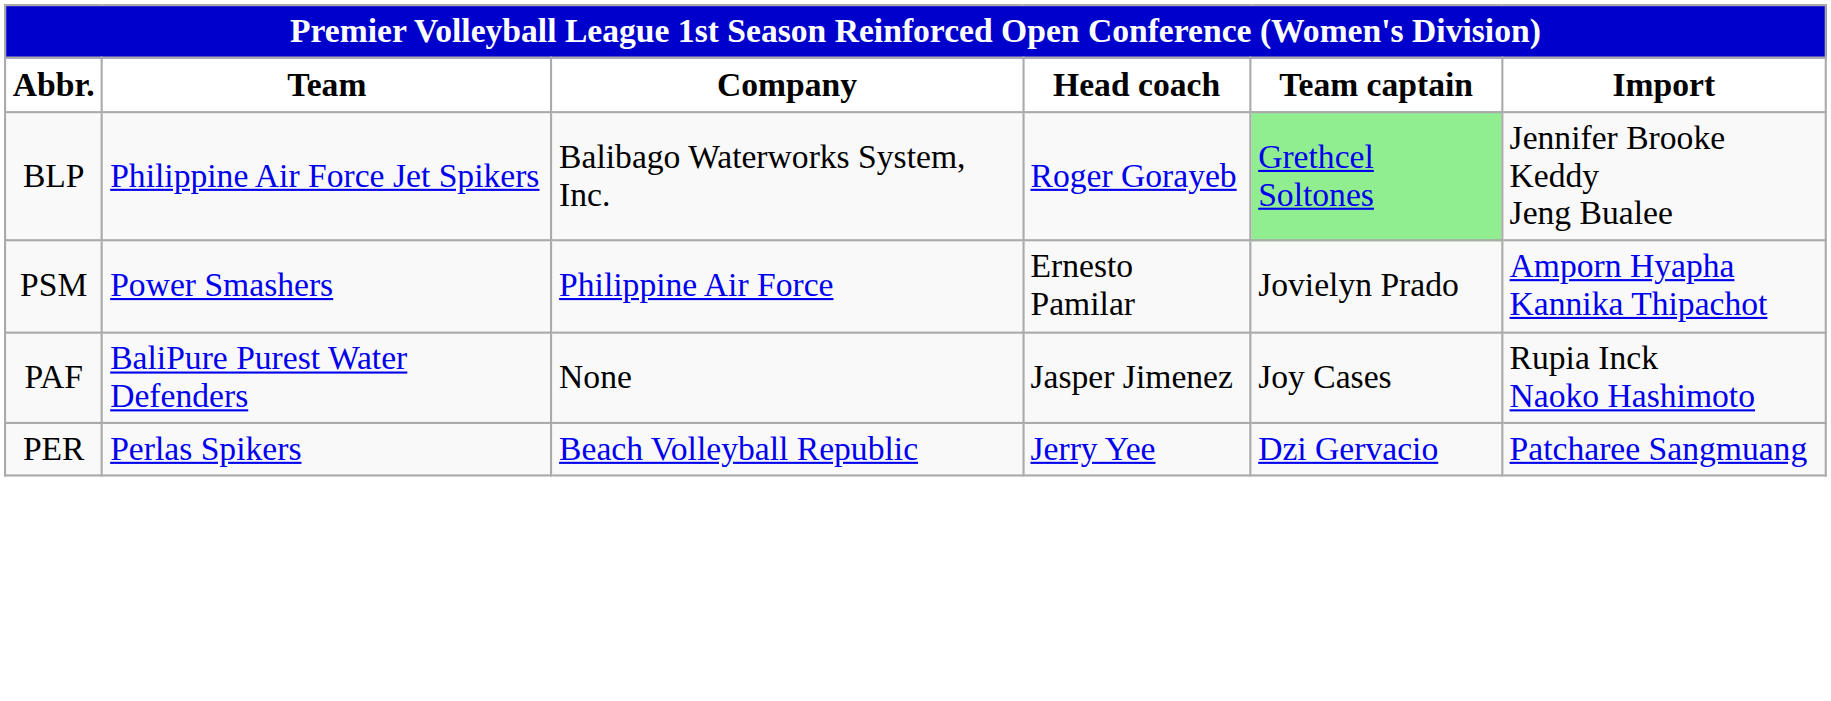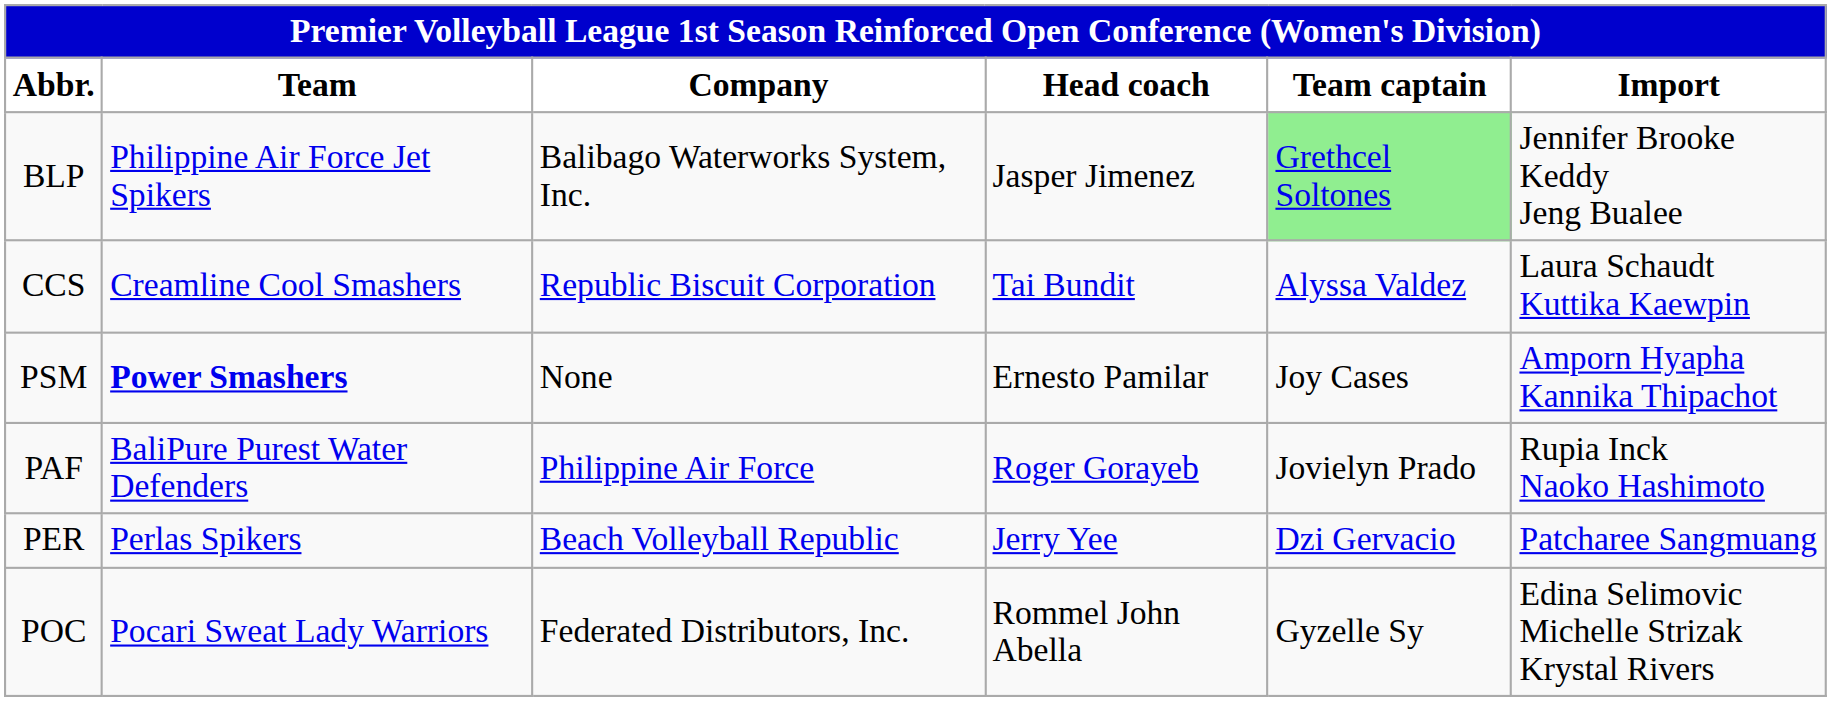(1134, 175) Roger Gorayeb -> (1094, 175) Jasper Jimenez
+ row: (54, 285)
(222, 285) normal -> (229, 376) bold
(696, 285) Philippine Air Force -> (576, 376) None
(1358, 285) Jovielyn Prado -> (1342, 376) Joy Cases
(595, 376) None -> (677, 467) Philippine Air Force
(1132, 376) Jasper Jimenez -> (1096, 467) Roger Gorayeb
(1325, 376) Joy Cases -> (1376, 467) Jovielyn Prado
+ row: (54, 630)
